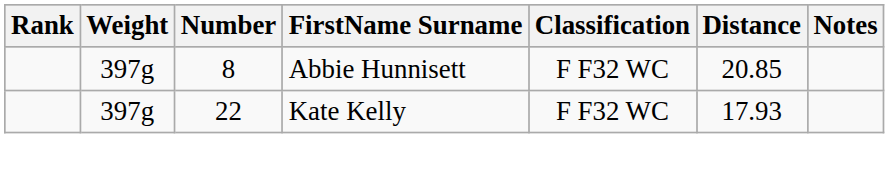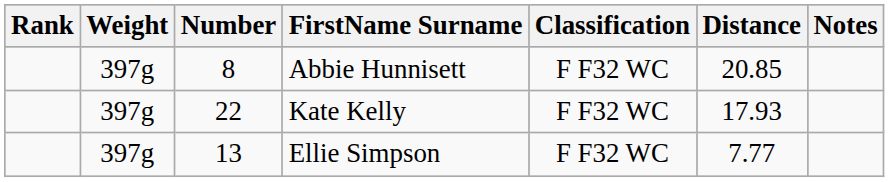+ row: (364, 153)
